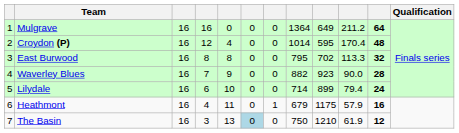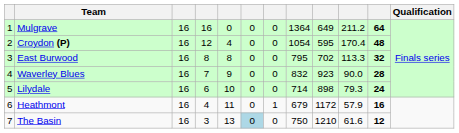(299, 43) 1014 -> (299, 43) 1054
(299, 74) 882 -> (299, 74) 832
(326, 89) 899 -> (326, 89) 898
(353, 89) 79.4 -> (353, 89) 79.3
(326, 105) 1175 -> (326, 105) 1172
(353, 120) 61.9 -> (353, 120) 61.6
